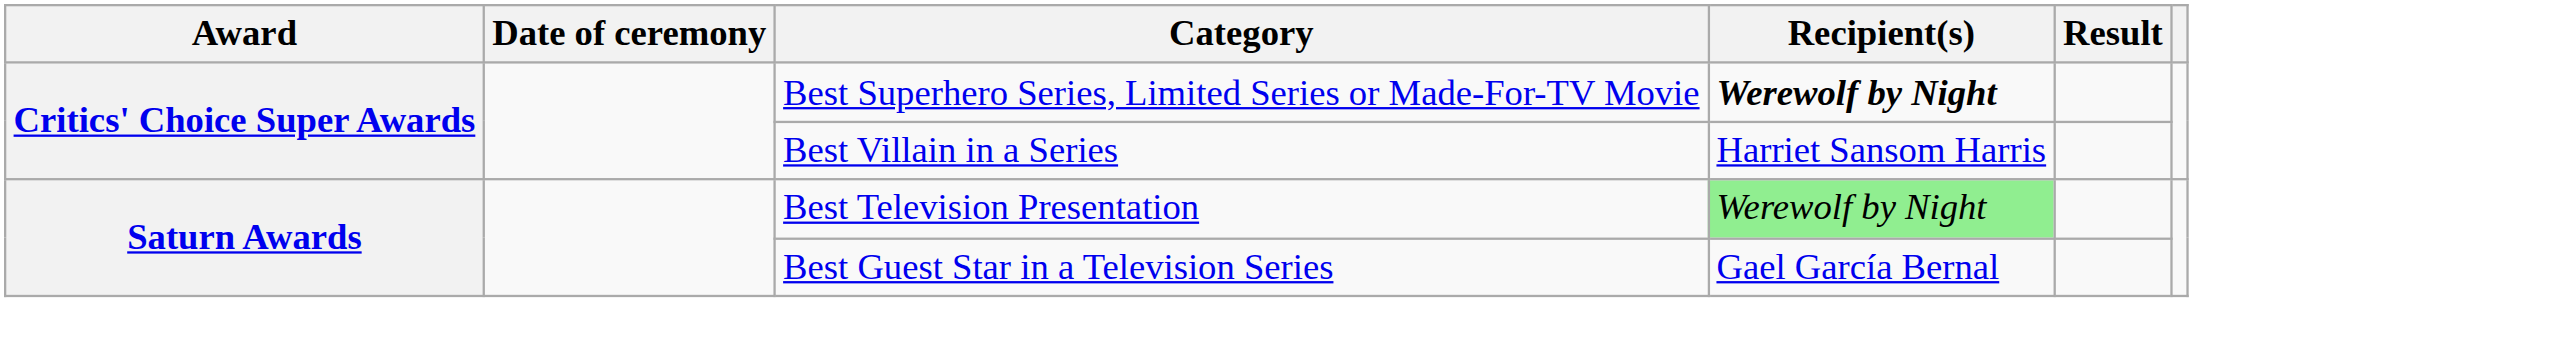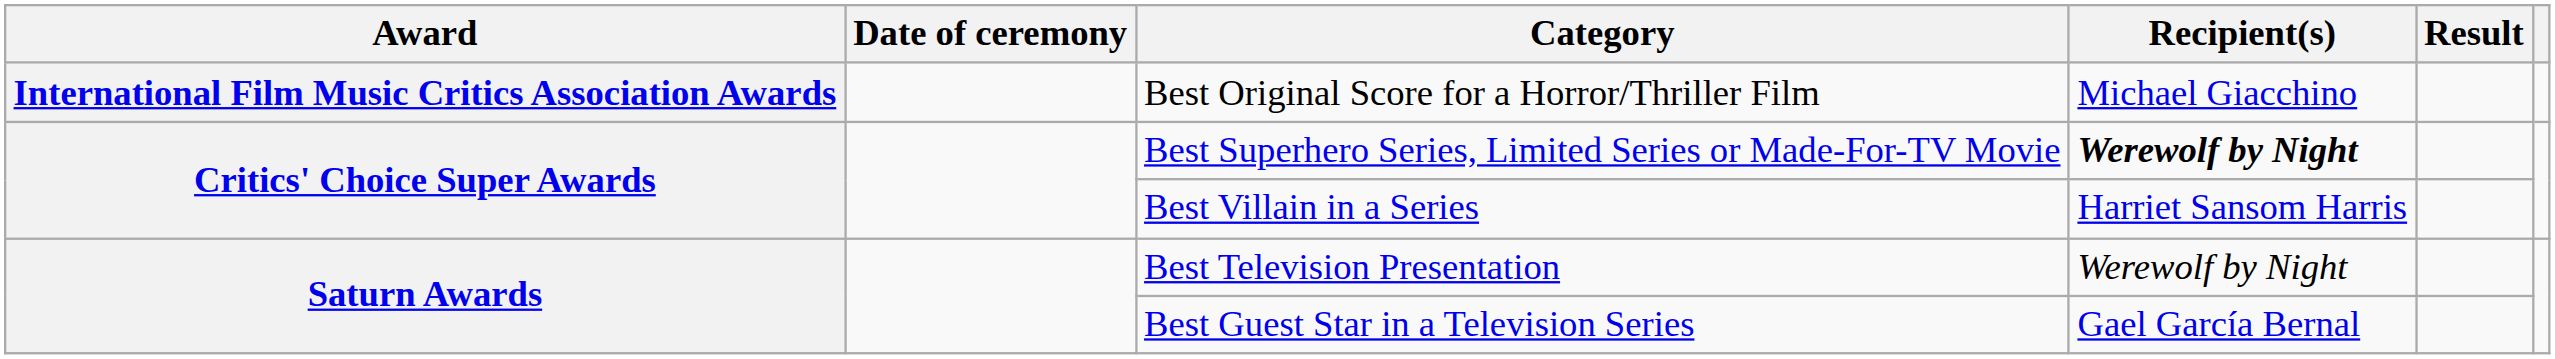+ row: (1482, 91)
(1851, 207) lightgreen background -> (2212, 265) no background
